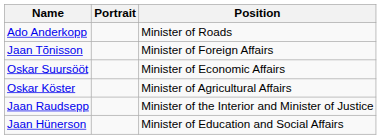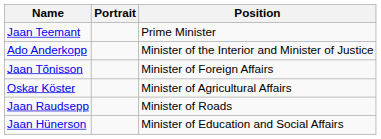+ row: (44, 32)
(187, 32) Minister of Roads -> (257, 50) Minister of the Interior and Minister of Justice
- row: (48, 69)
(257, 106) Minister of the Interior and Minister of Justice -> (187, 106) Minister of Roads
